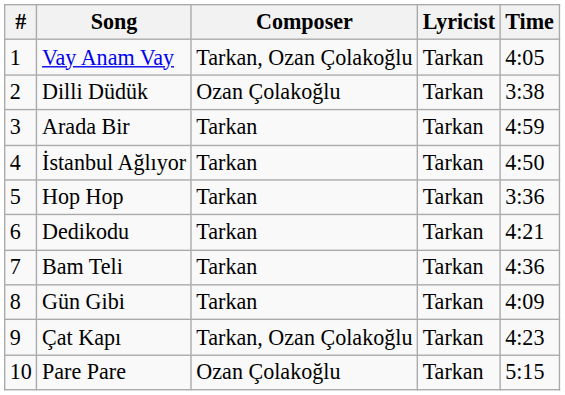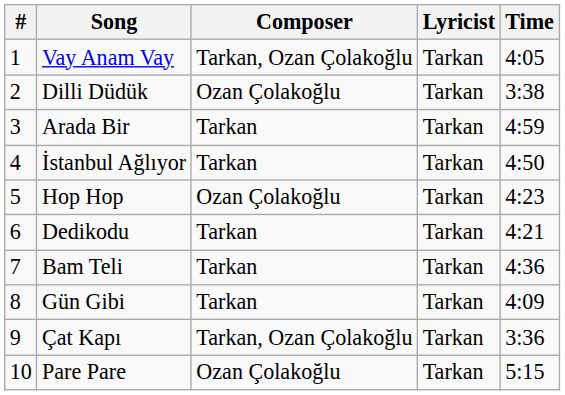(227, 197) Tarkan -> (268, 197) Ozan Çolakoğlu
(525, 197) 3:36 -> (525, 197) 4:23
(525, 337) 4:23 -> (525, 337) 3:36
